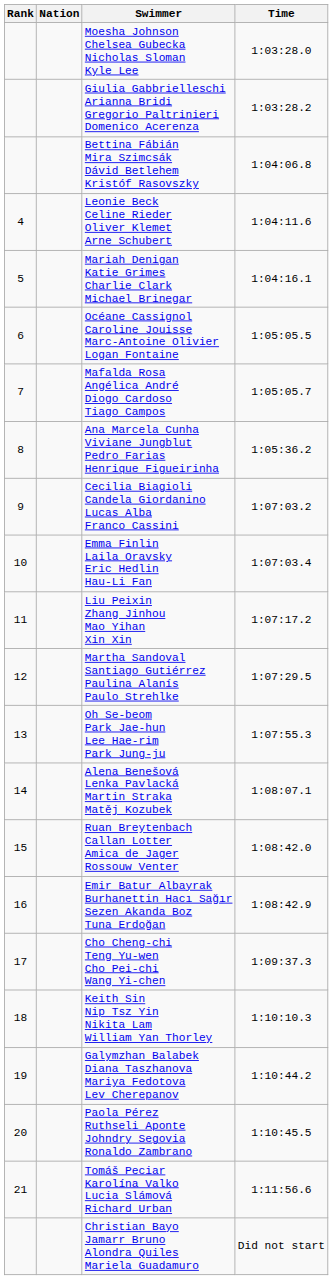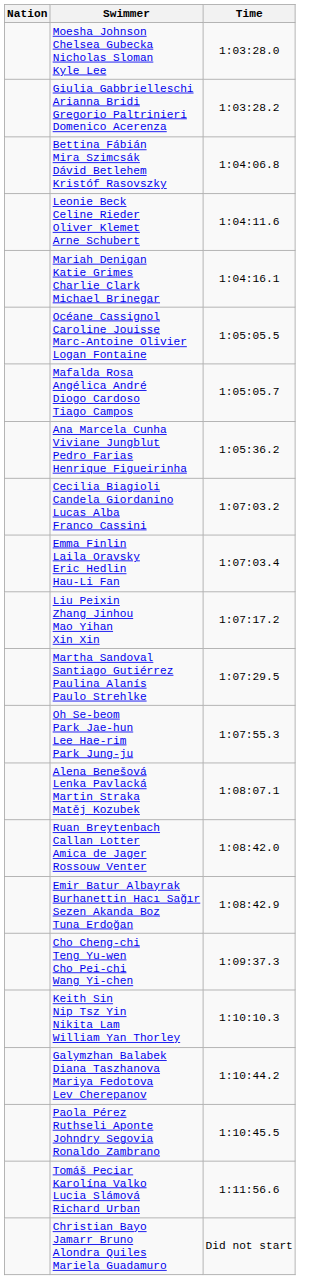- column: (21, 14)
